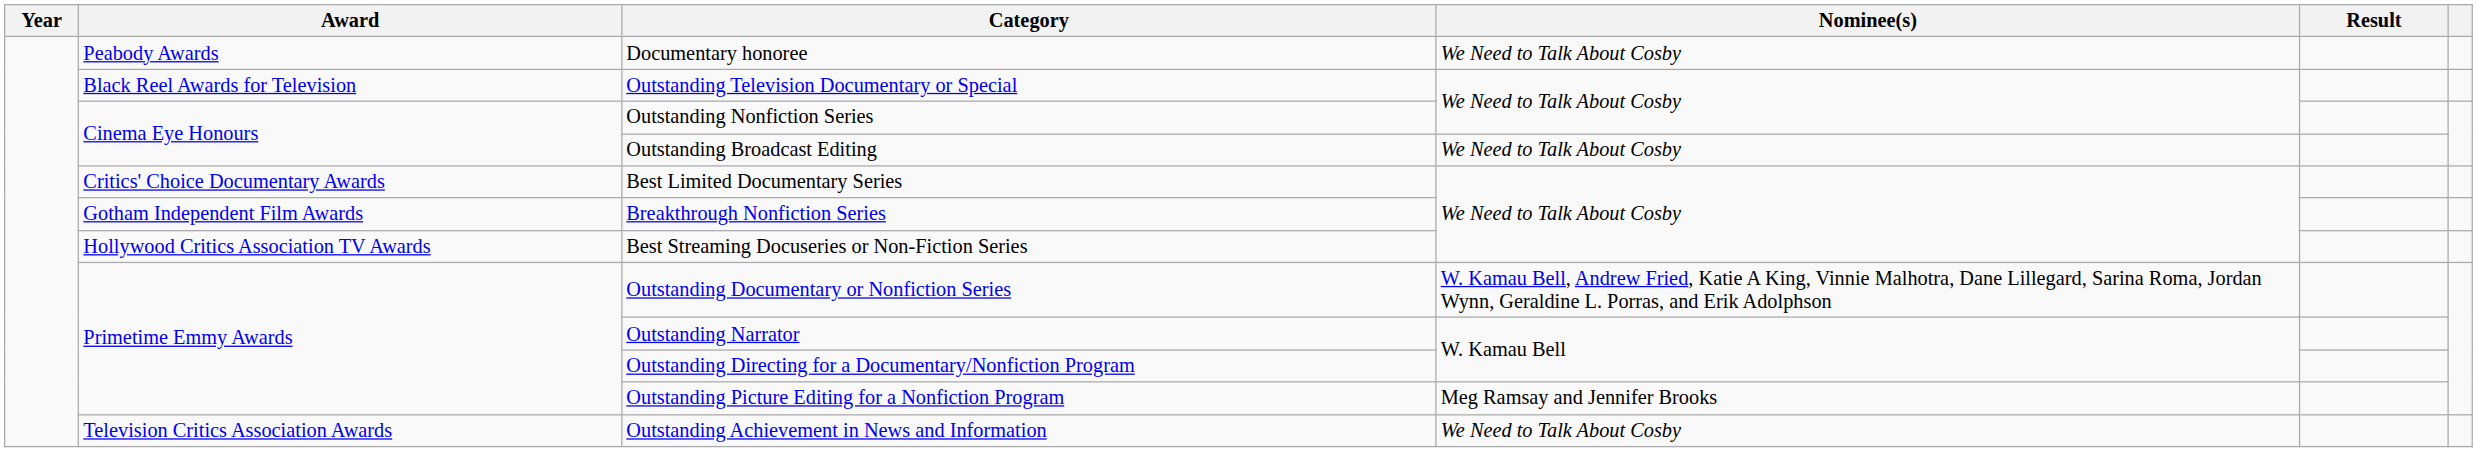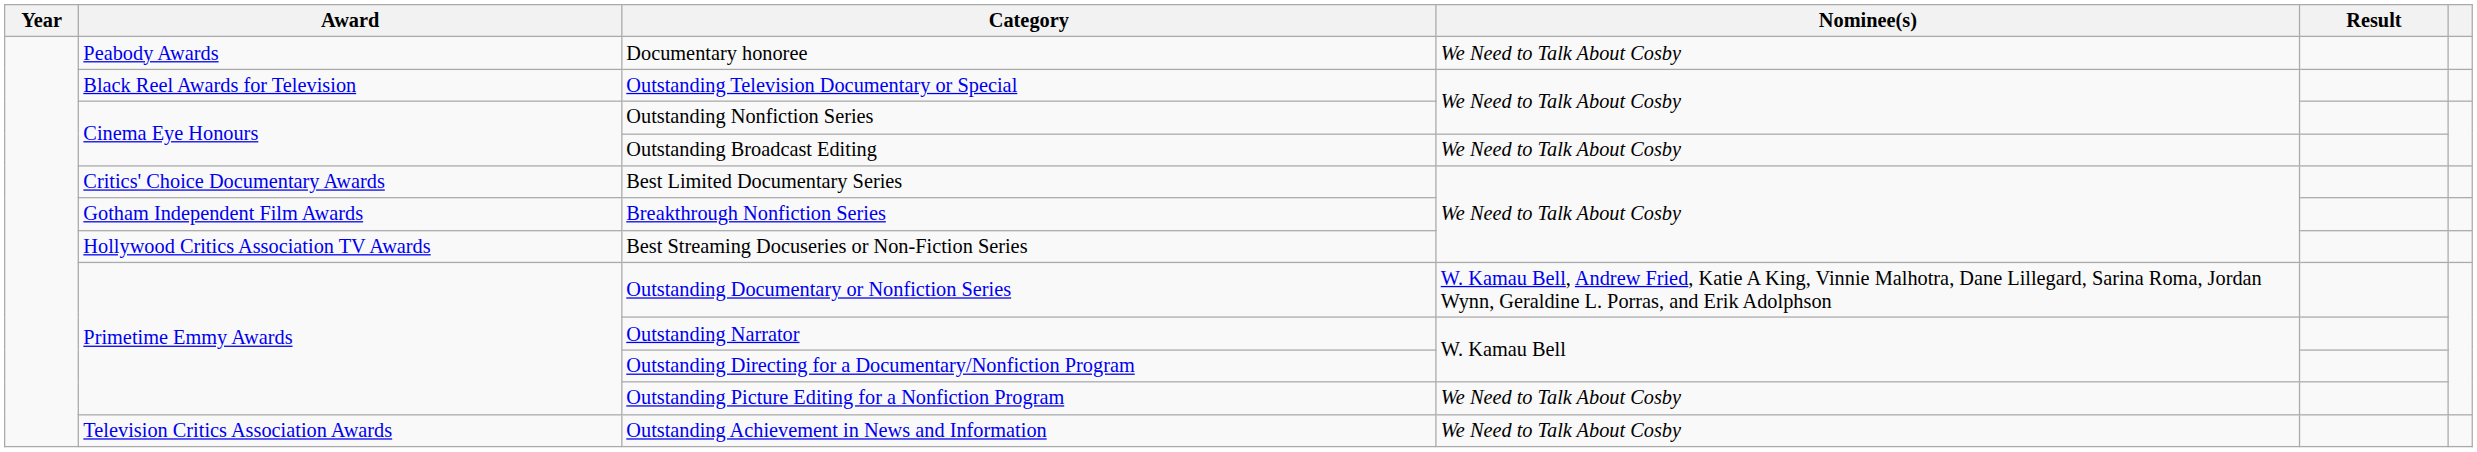(1579, 397) Meg Ramsay and Jennifer Brooks -> (1561, 397) We Need to Talk About Cosby
